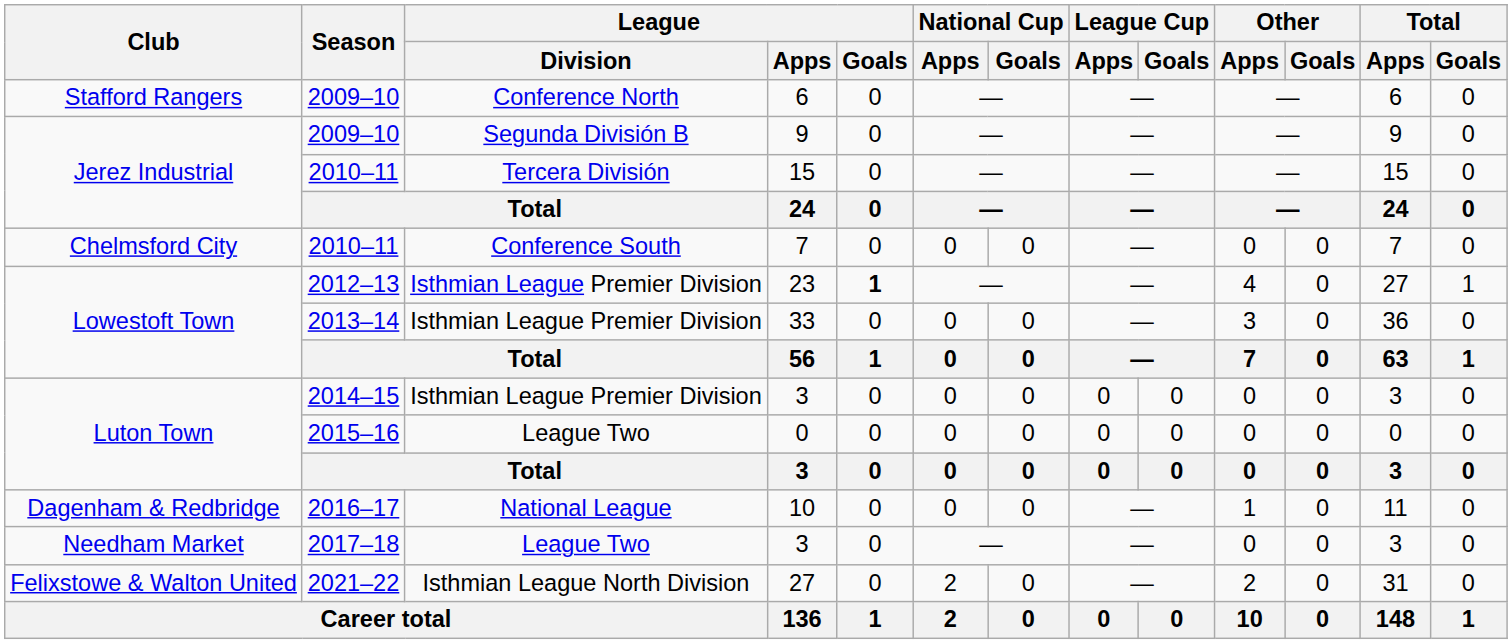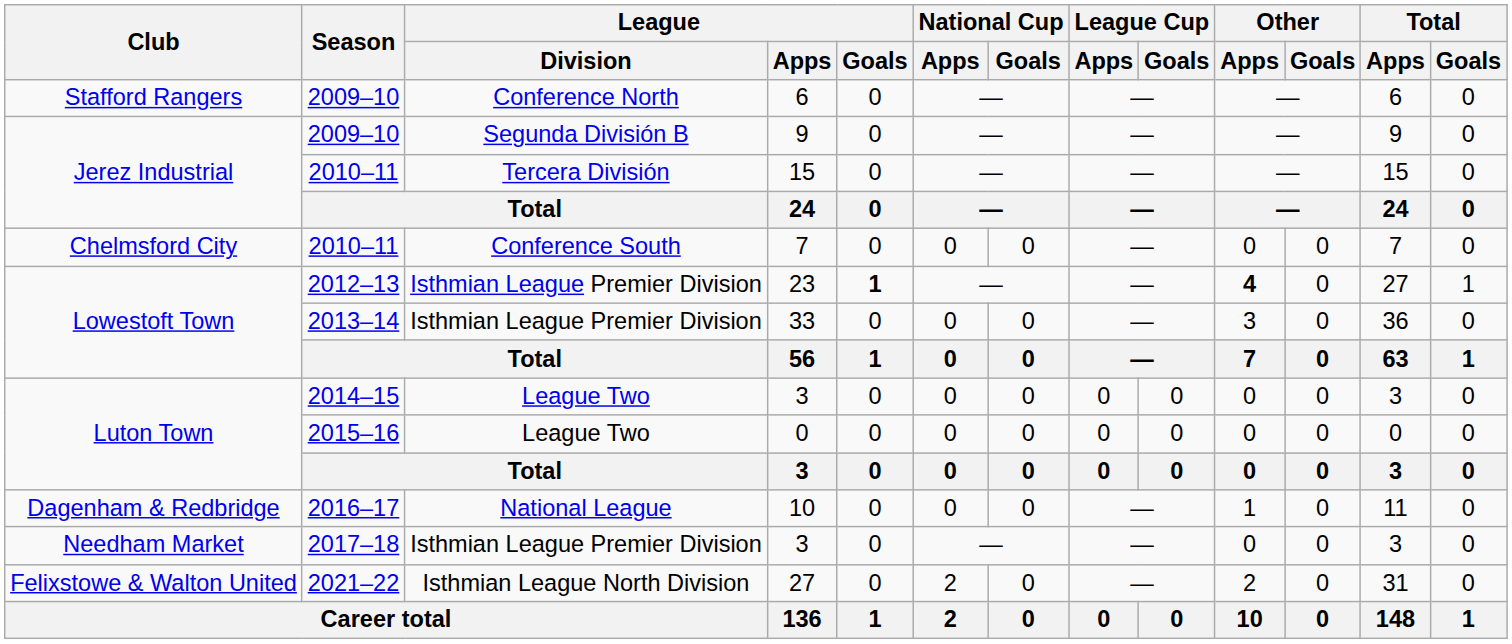(1250, 284) normal -> (1250, 284) bold
(586, 396) Isthmian League Premier Division -> (586, 396) League Two
(586, 545) League Two -> (586, 545) Isthmian League Premier Division
